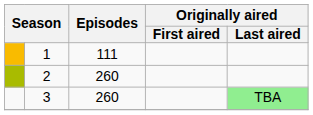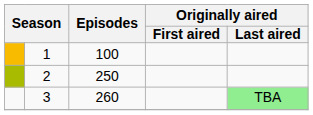(107, 54) 111 -> (107, 54) 100
(107, 76) 260 -> (107, 76) 250
